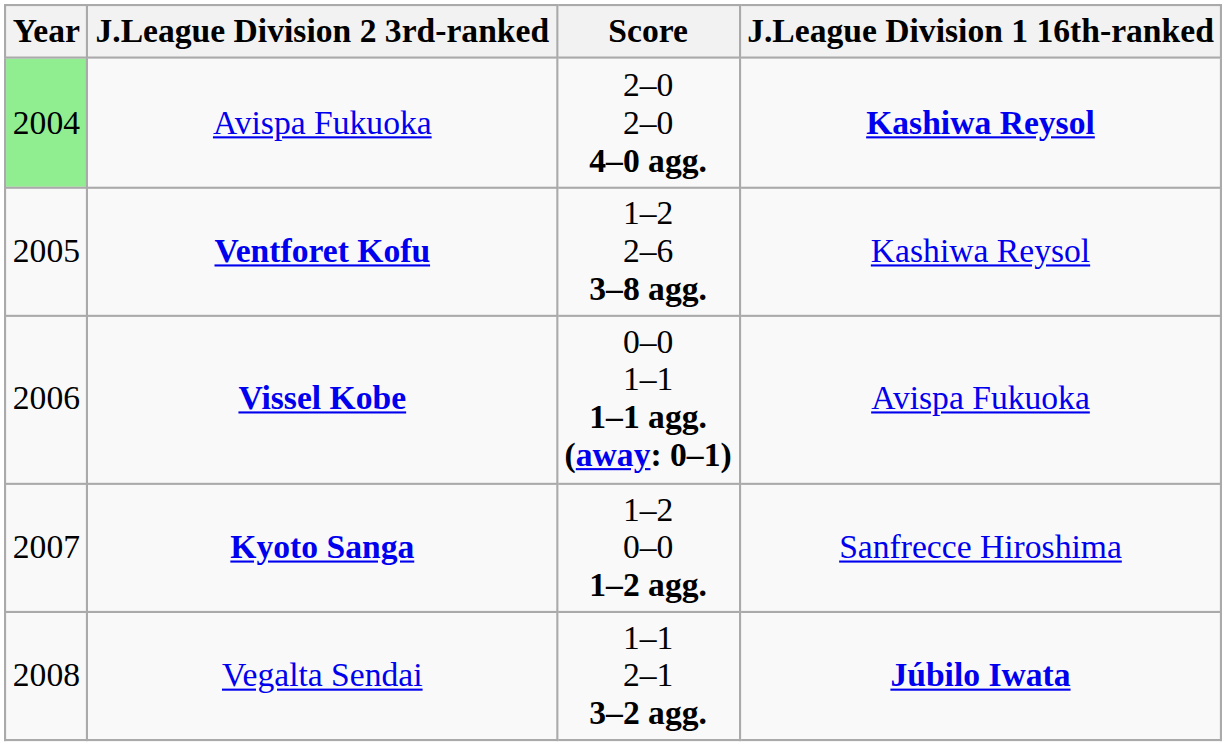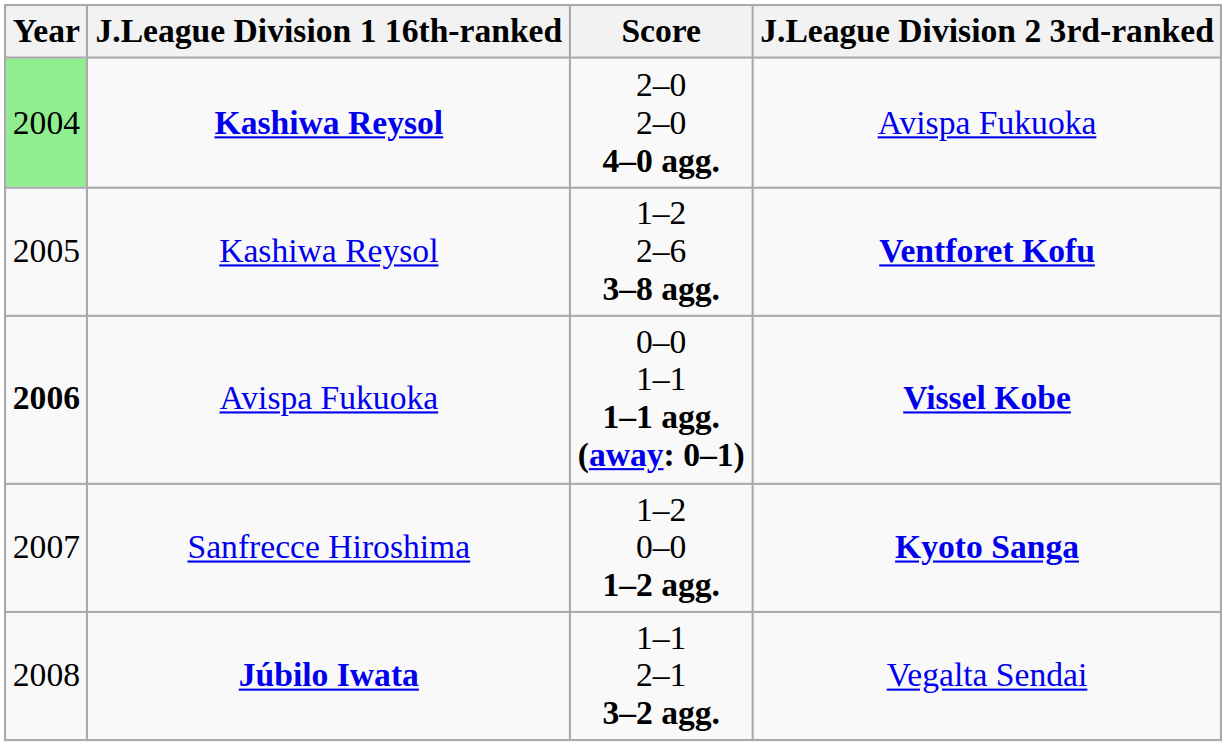columns swapped: (980, 31) <-> (322, 31)
(46, 398) normal -> (46, 398) bold
